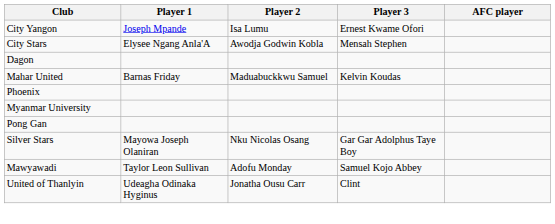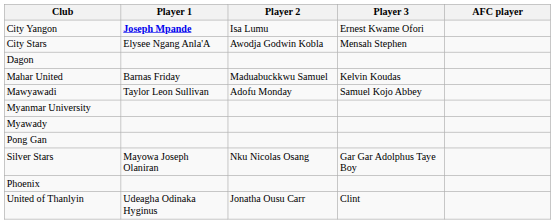(155, 28) normal -> (157, 28) bold
rows swapped: (32, 167) <-> (23, 92)
+ row: (27, 124)
